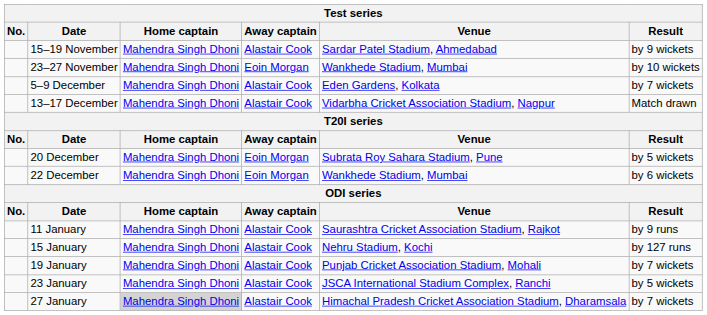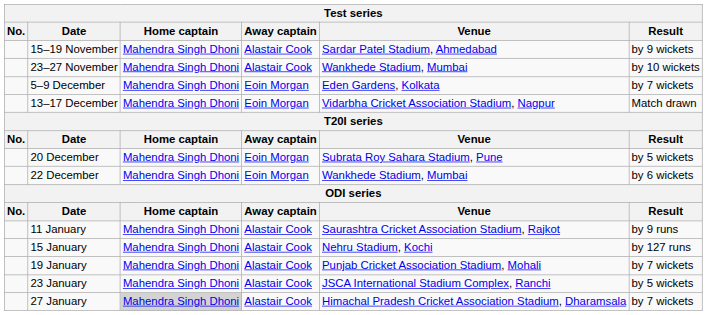(277, 67) Eoin Morgan -> (278, 67) Alastair Cook
(278, 85) Alastair Cook -> (277, 85) Eoin Morgan
(278, 103) Alastair Cook -> (277, 103) Eoin Morgan
